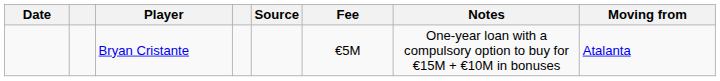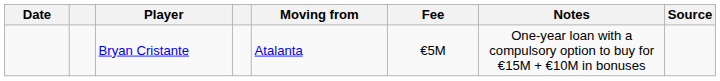columns swapped: (647, 14) <-> (277, 14)
